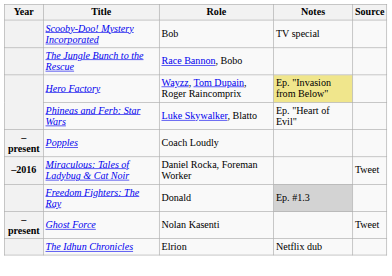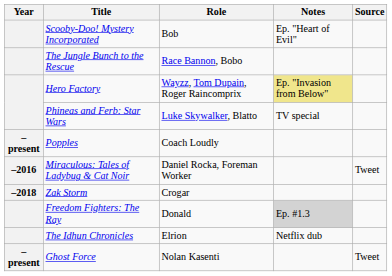(298, 34) TV special -> (303, 34) Ep. "Heart of Evil"
(303, 116) Ep. "Heart of Evil" -> (298, 116) TV special
+ row: (66, 192)
rows swapped: (89, 247) <-> (71, 225)
